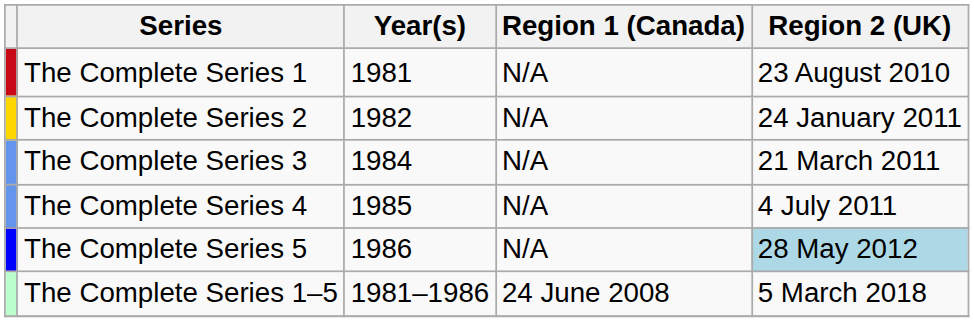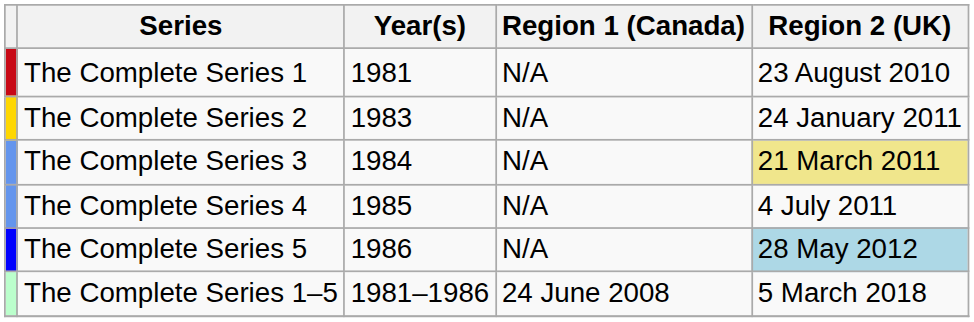(381, 117) 1982 -> (381, 117) 1983
(849, 161) no background -> (849, 161) khaki background
